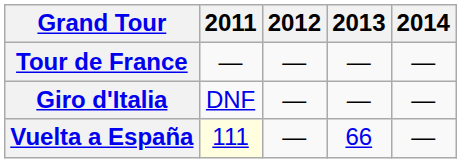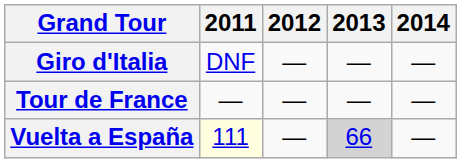rows swapped: (102, 99) <-> (102, 61)
(359, 137) no background -> (359, 137) lightgrey background
